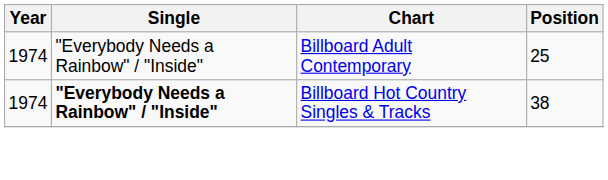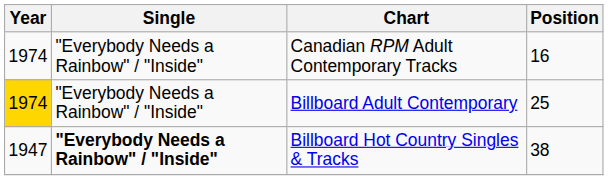+ row: (374, 55)
(28, 55) no background -> (28, 103) gold background
(28, 103) 1974 -> (28, 150) 1947
